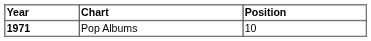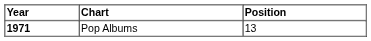(251, 28) 10 -> (251, 28) 13
